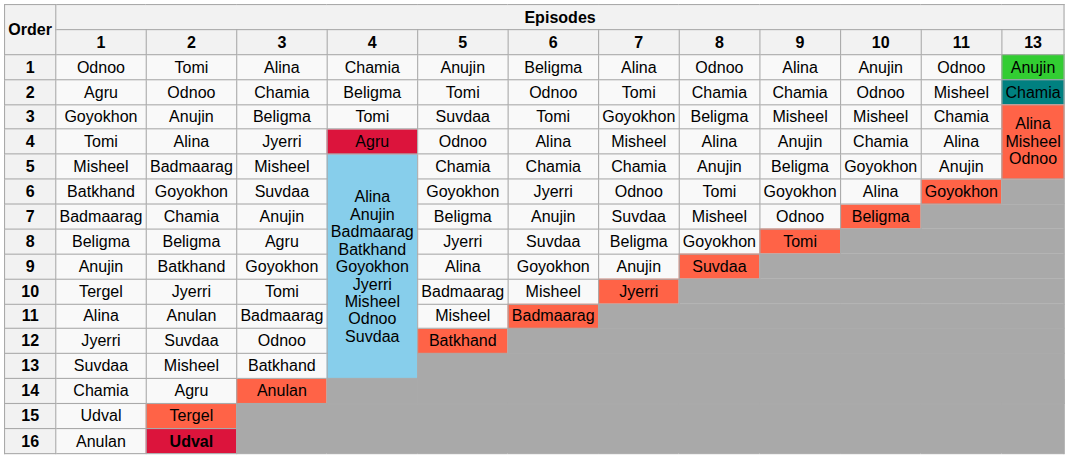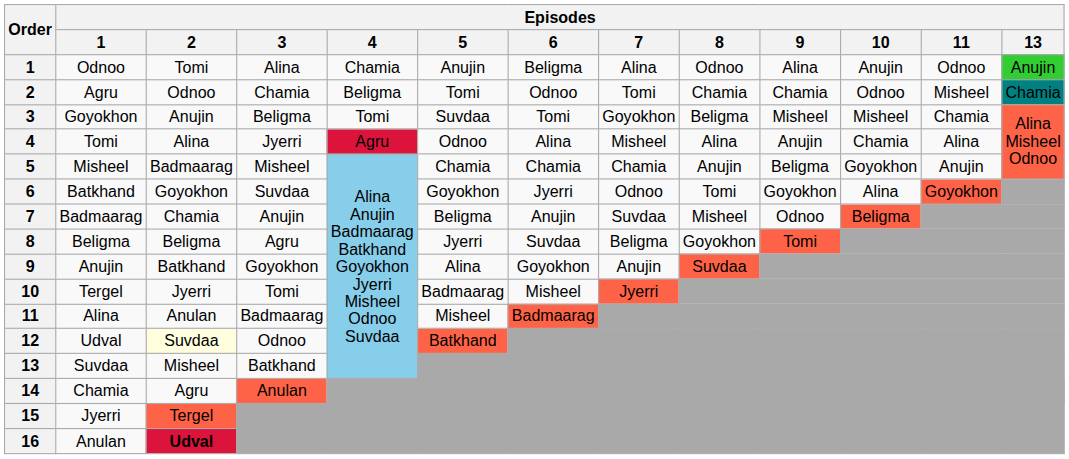(101, 341) Jyerri -> (101, 341) Udval
(191, 341) no background -> (191, 341) lightyellow background
(101, 416) Udval -> (101, 416) Jyerri
